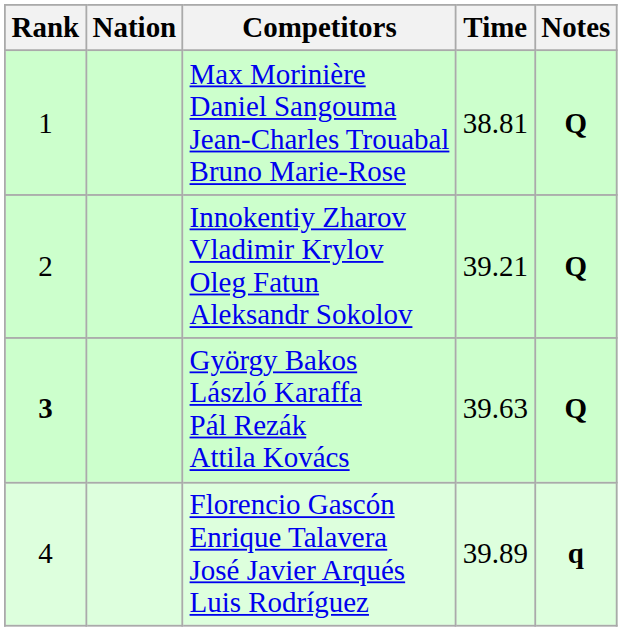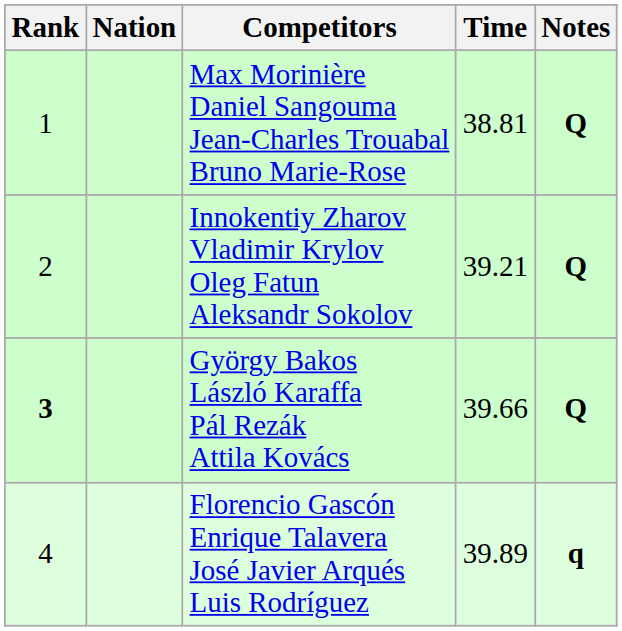(495, 409) 39.63 -> (495, 409) 39.66
